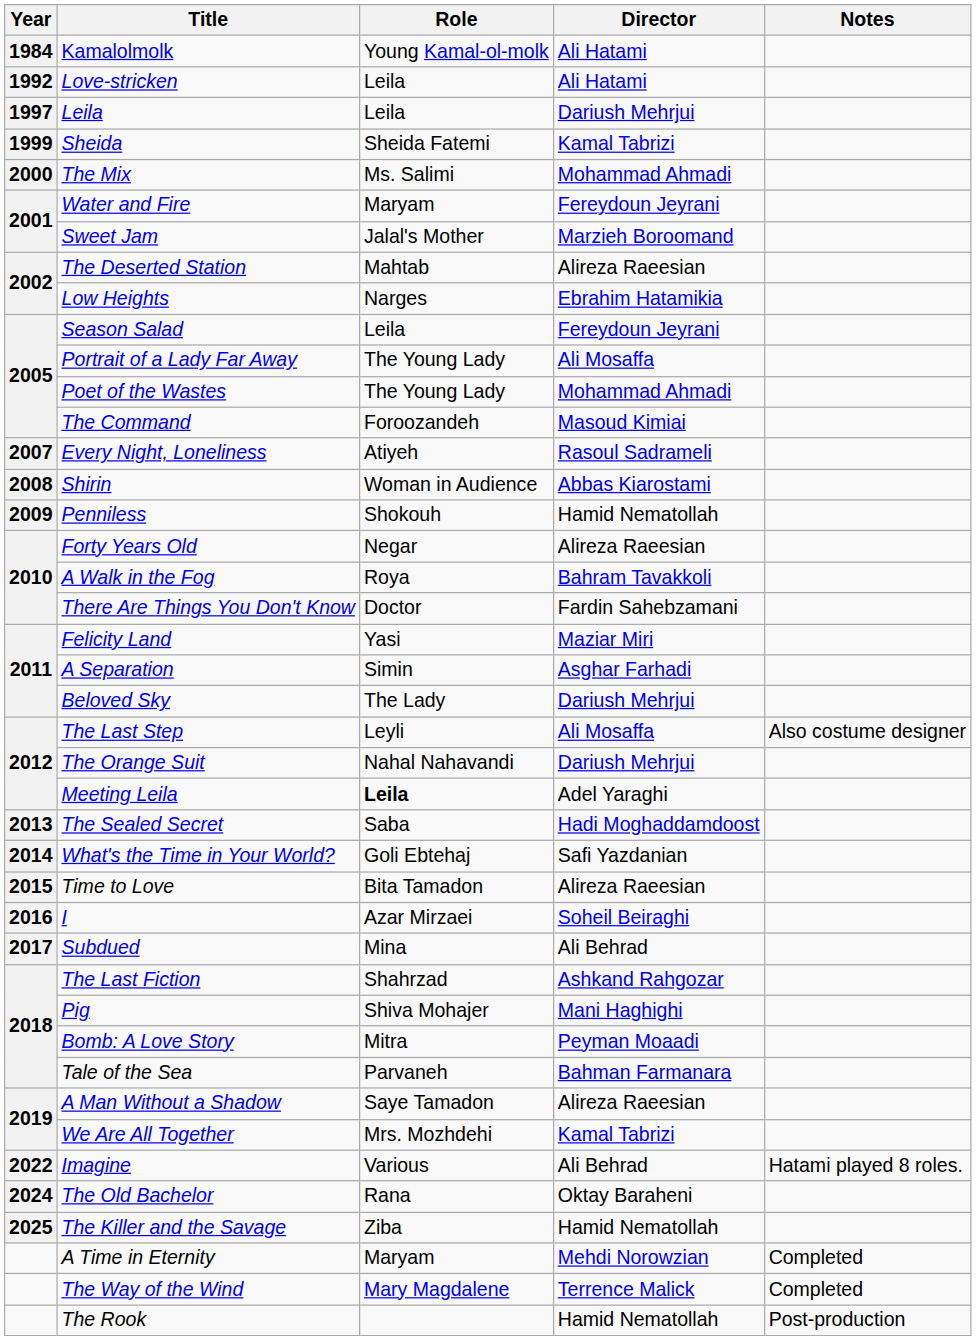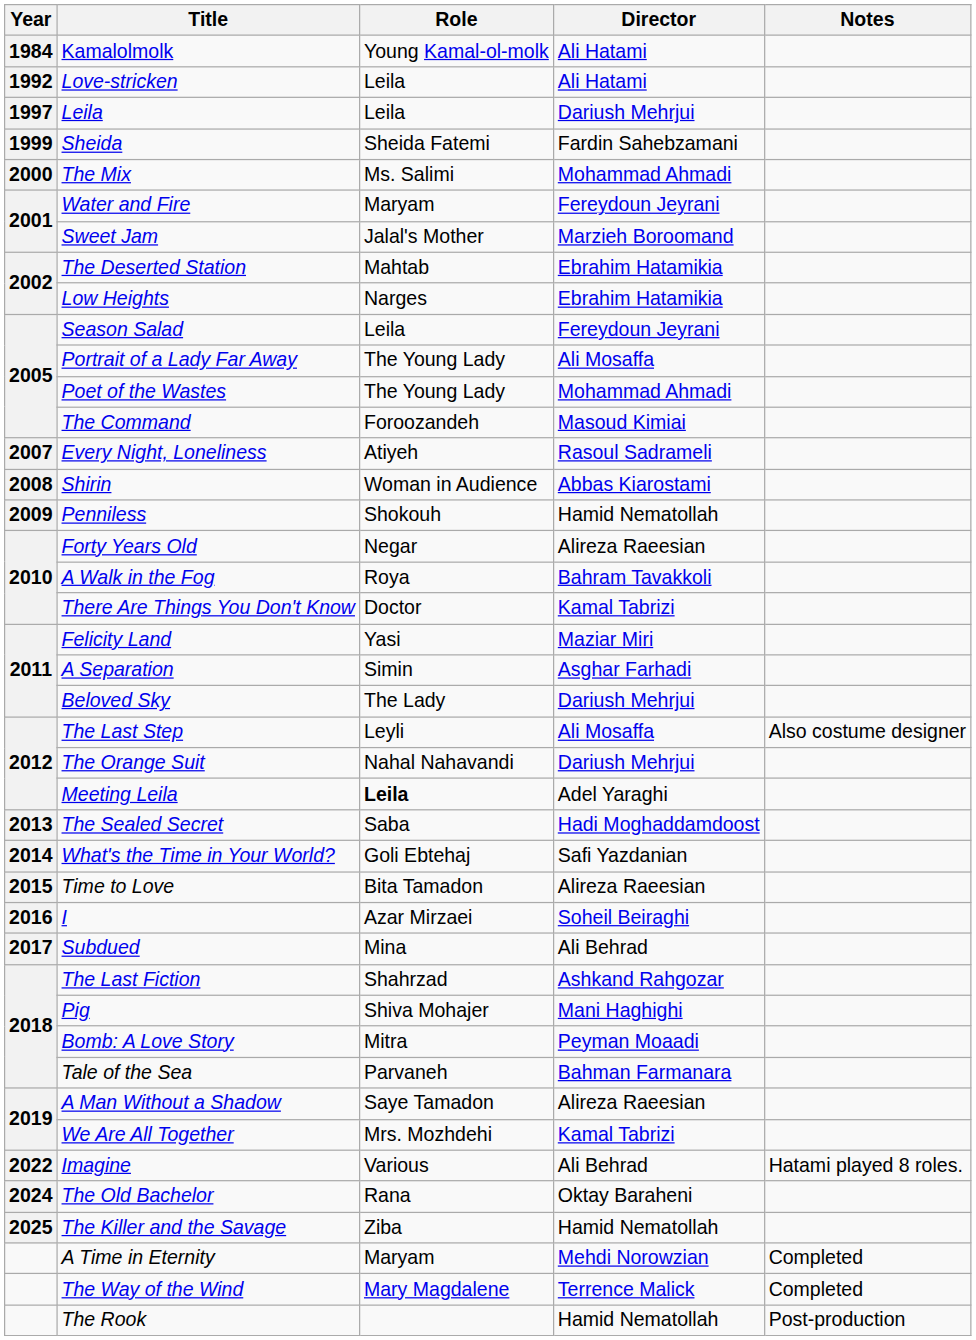(616, 143) Kamal Tabrizi -> (648, 143) Fardin Sahebzamani
(632, 267) Alireza Raeesian -> (640, 267) Ebrahim Hatamikia
(648, 608) Fardin Sahebzamani -> (616, 608) Kamal Tabrizi
